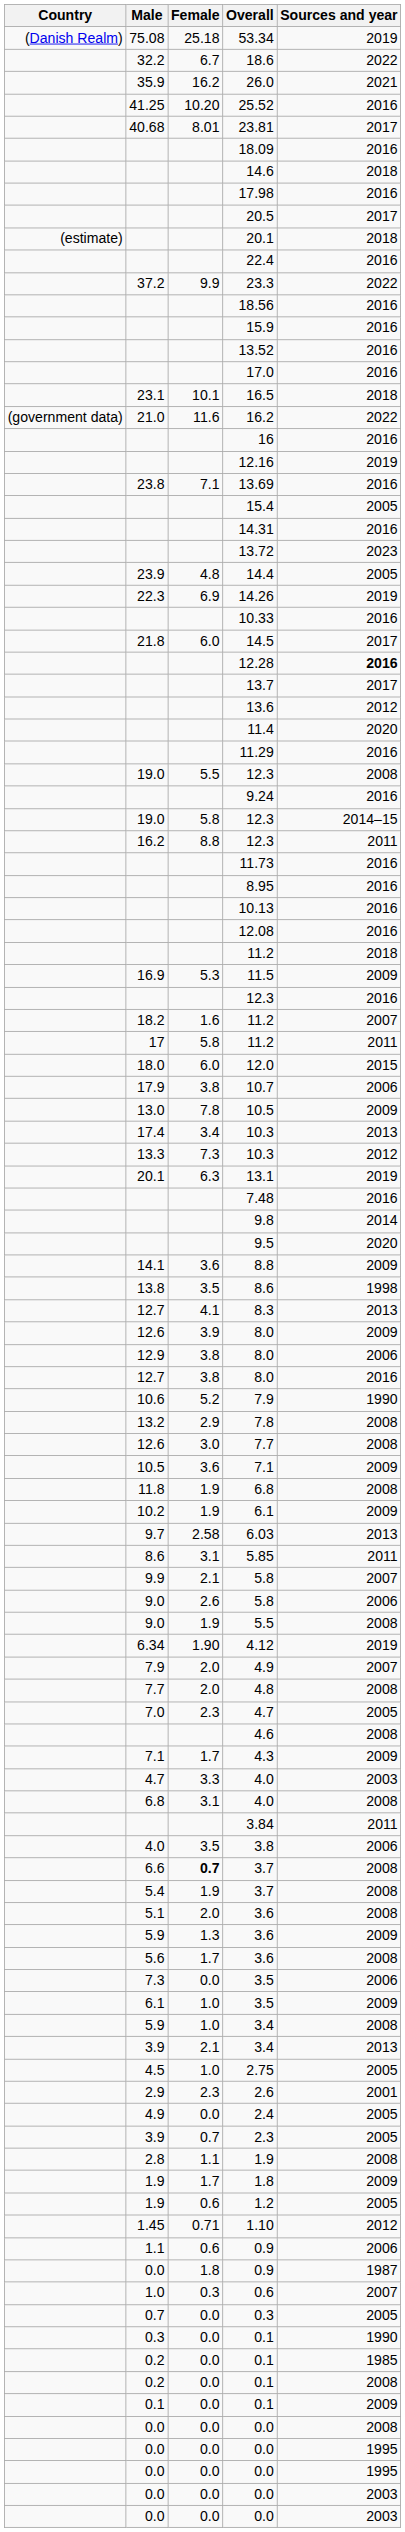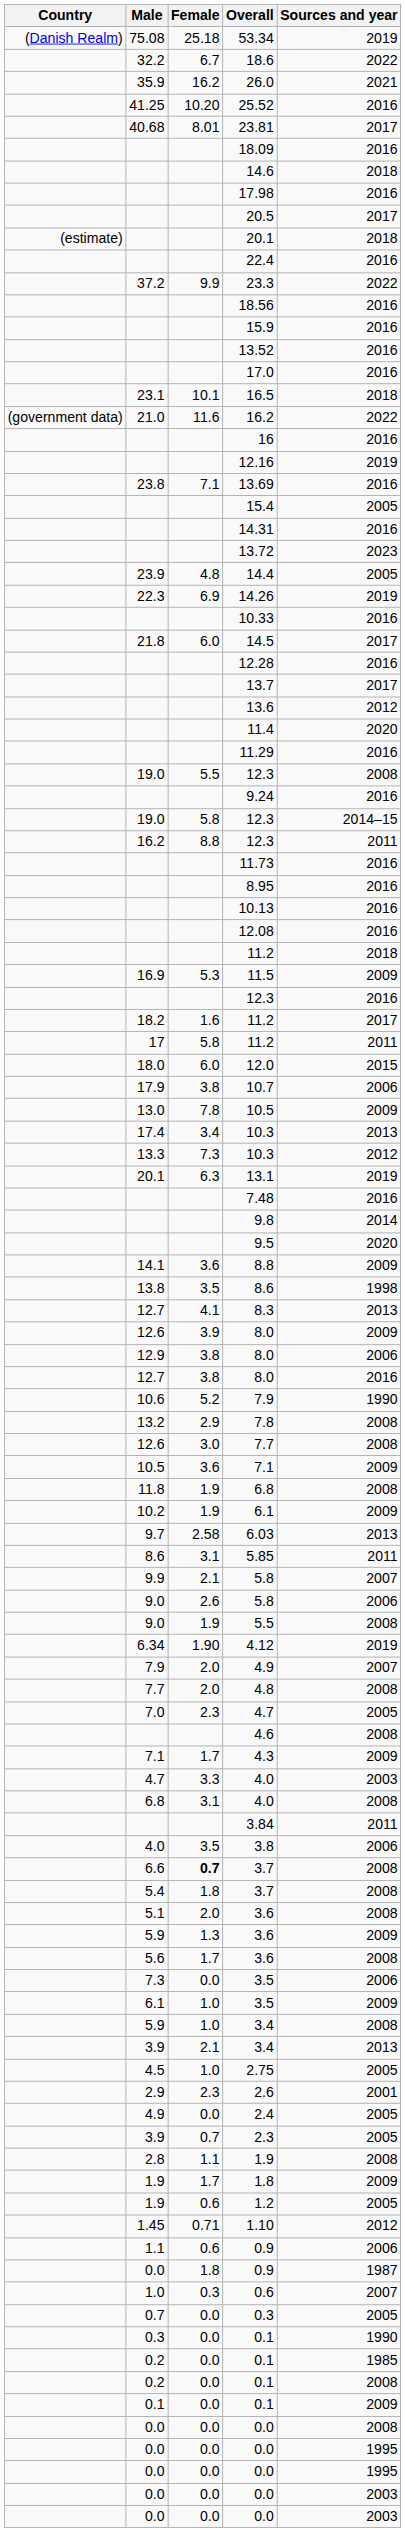(382, 663) bold -> (382, 663) normal
(382, 1020) 2007 -> (382, 1020) 2017
(210, 1891) 1.9 -> (210, 1891) 1.8
